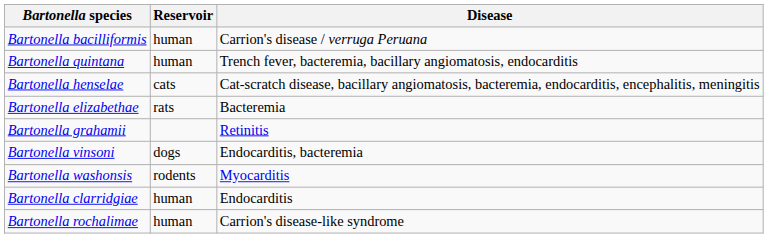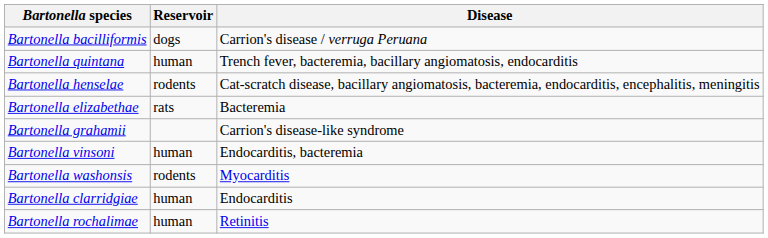(173, 38) human -> (167, 38) dogs
(164, 84) cats -> (174, 84) rodents
(244, 130) Retinitis -> (312, 130) Carrion's disease-like syndrome
(167, 152) dogs -> (173, 152) human
(312, 221) Carrion's disease-like syndrome -> (244, 221) Retinitis
